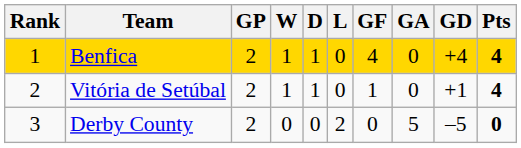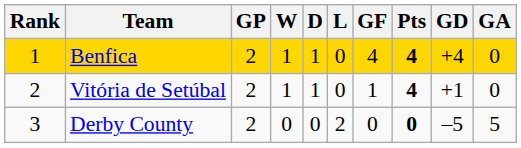columns swapped: (413, 21) <-> (496, 21)
